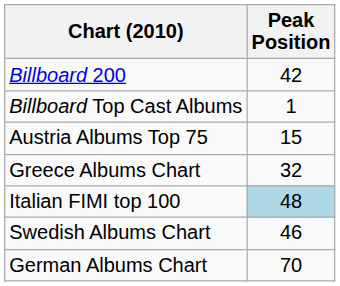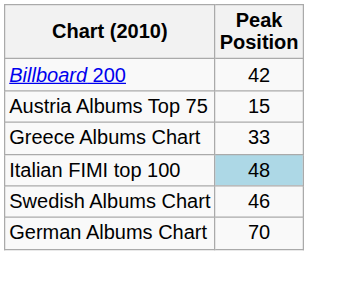- row: (126, 106)
(291, 169) 32 -> (259, 138) 33
